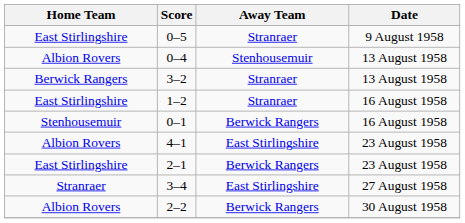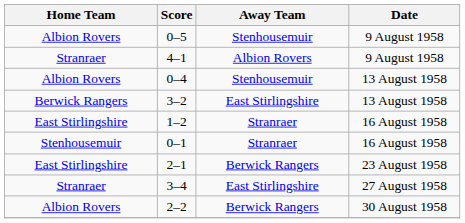(81, 36) East Stirlingshire -> (81, 36) Albion Rovers
(272, 36) Stranraer -> (272, 36) Stenhousemuir
+ row: (177, 57)
(272, 79) Stranraer -> (272, 100) East Stirlingshire
(272, 121) Berwick Rangers -> (272, 143) Stranraer
- row: (177, 143)
